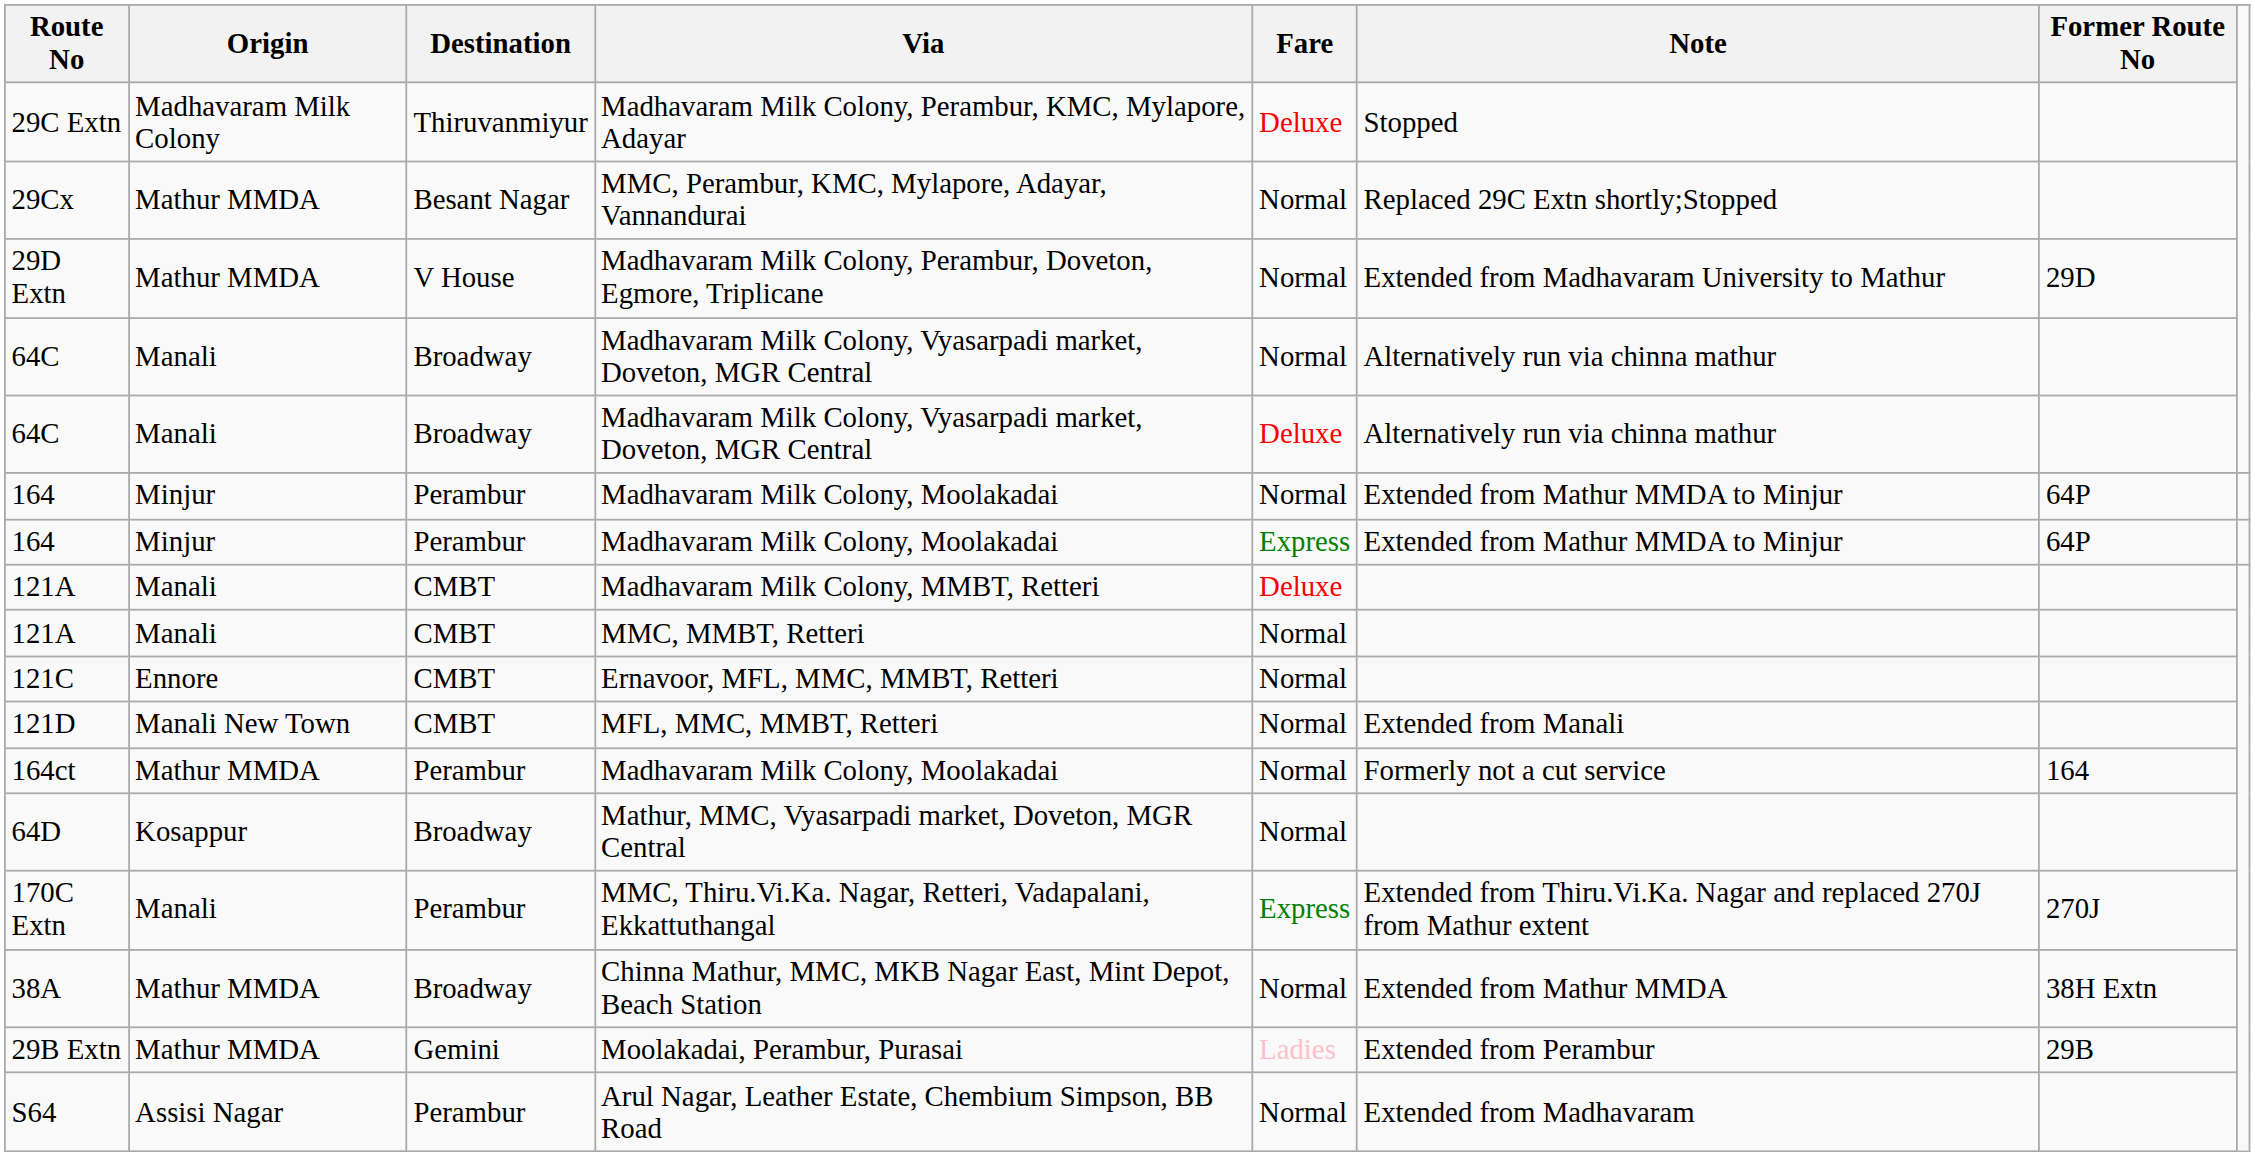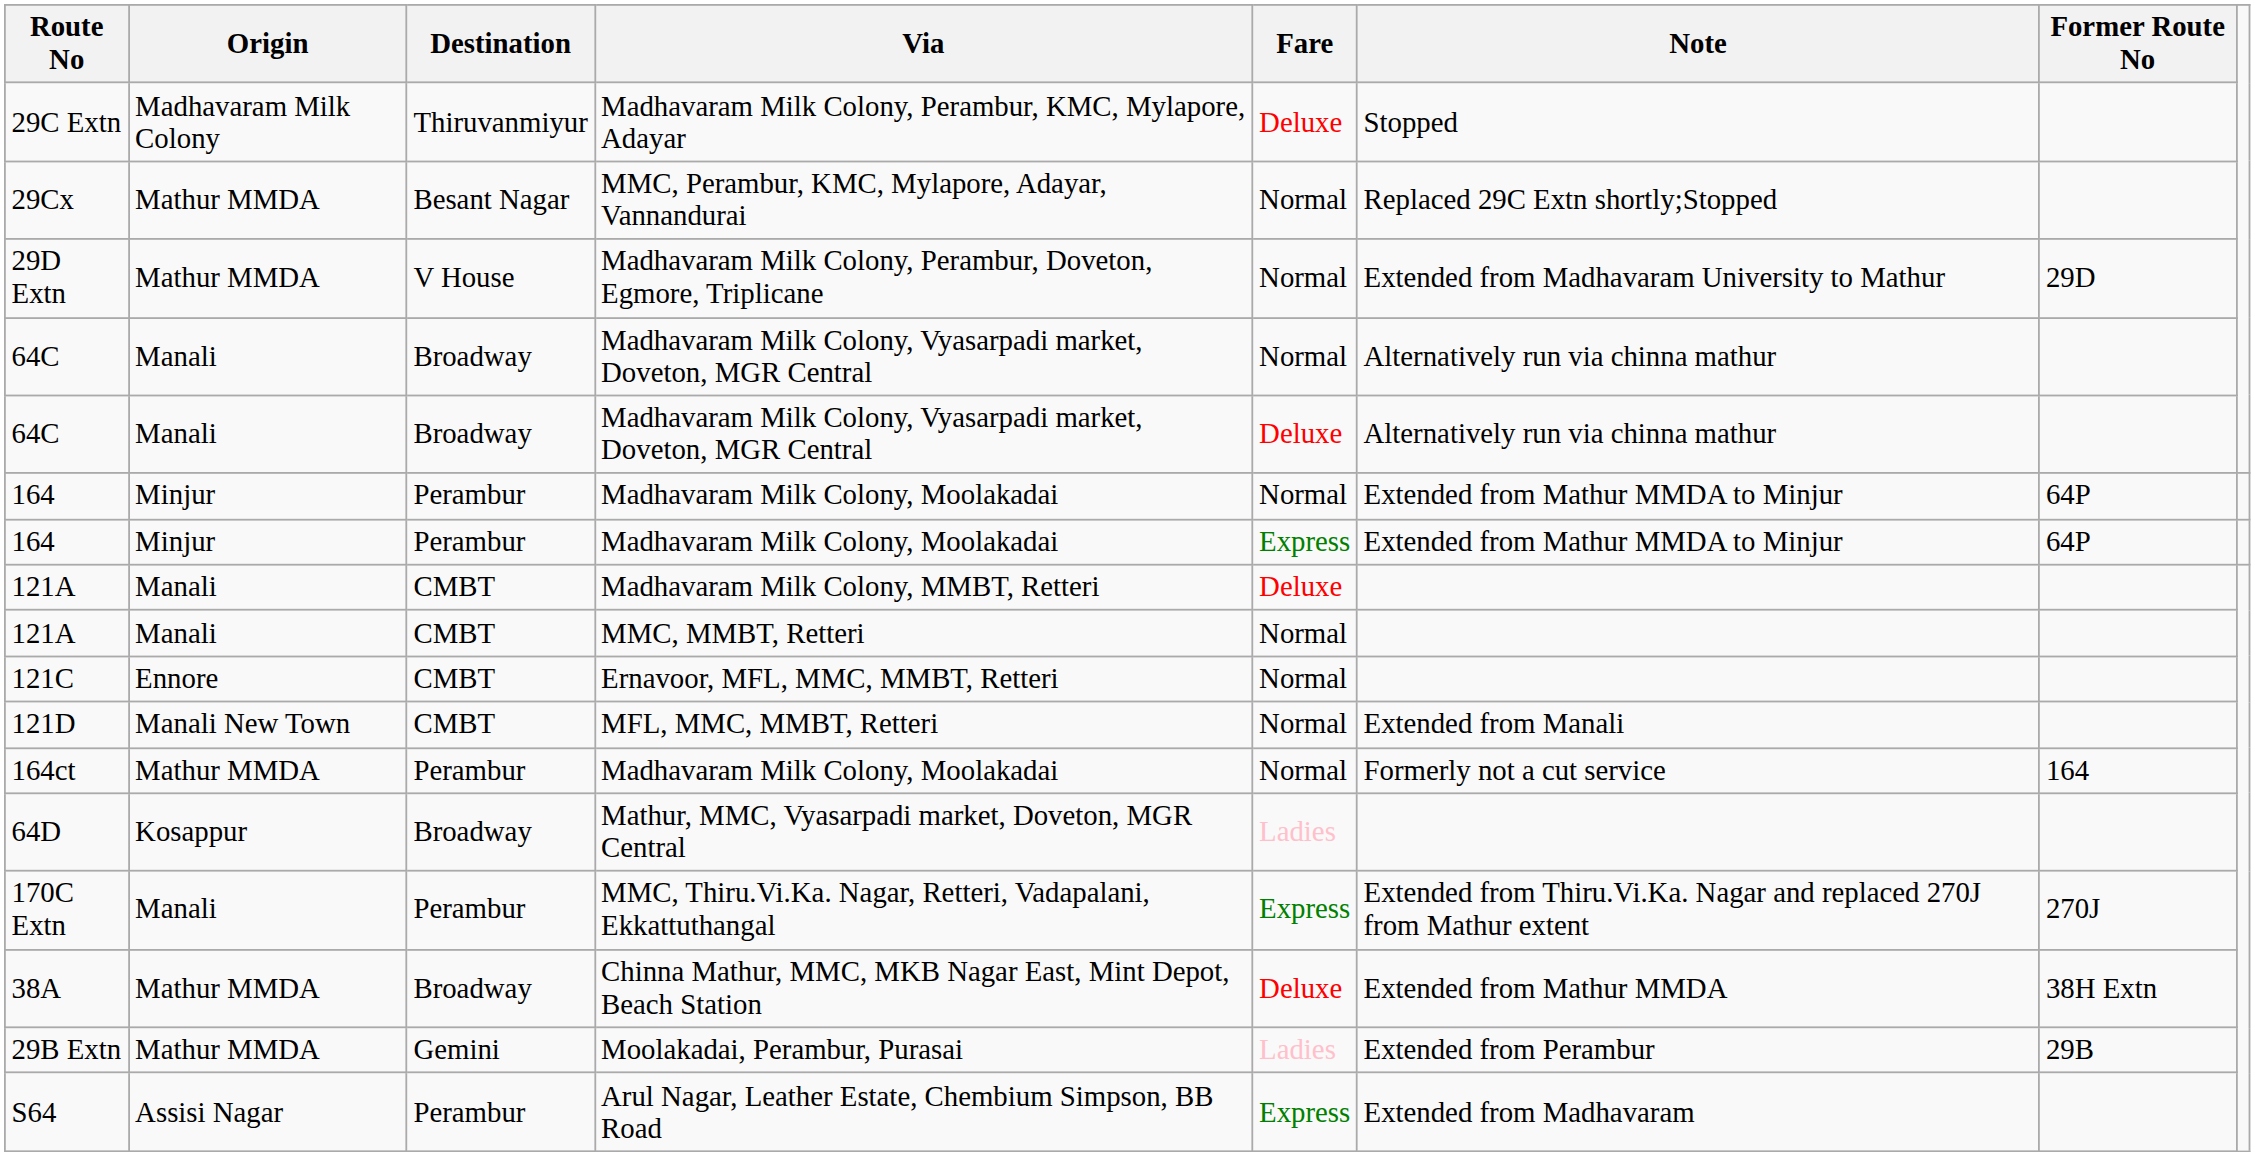(1303, 831) Normal -> (1297, 831) Ladies
(1303, 987) Normal -> (1301, 987) Deluxe
(1303, 1111) Normal -> (1305, 1111) Express
